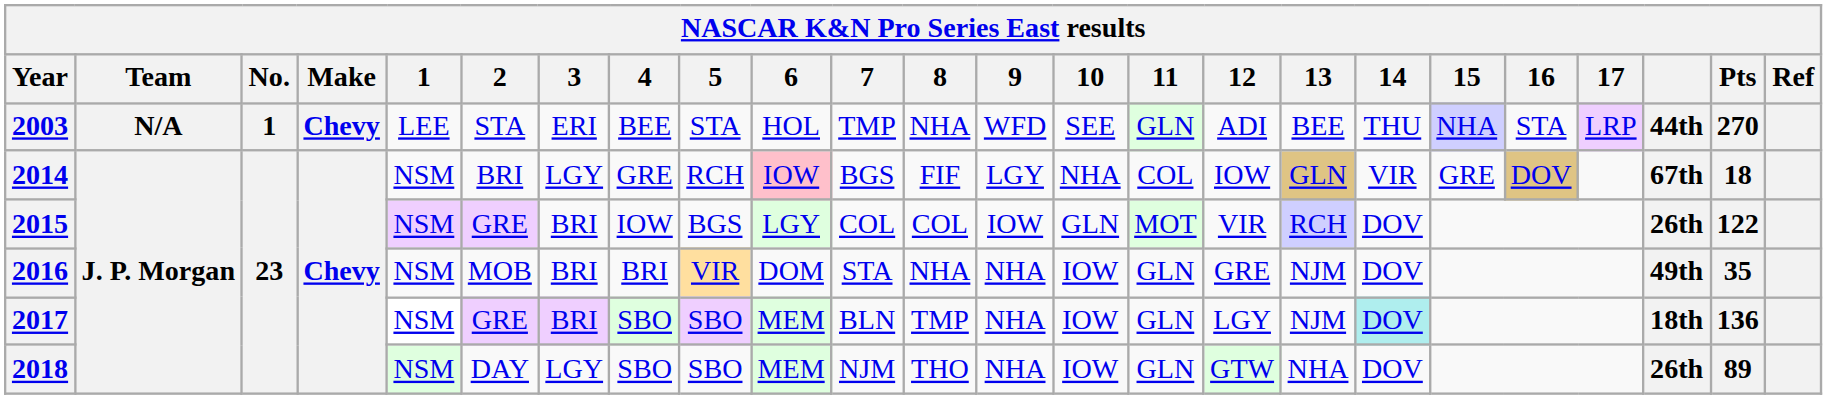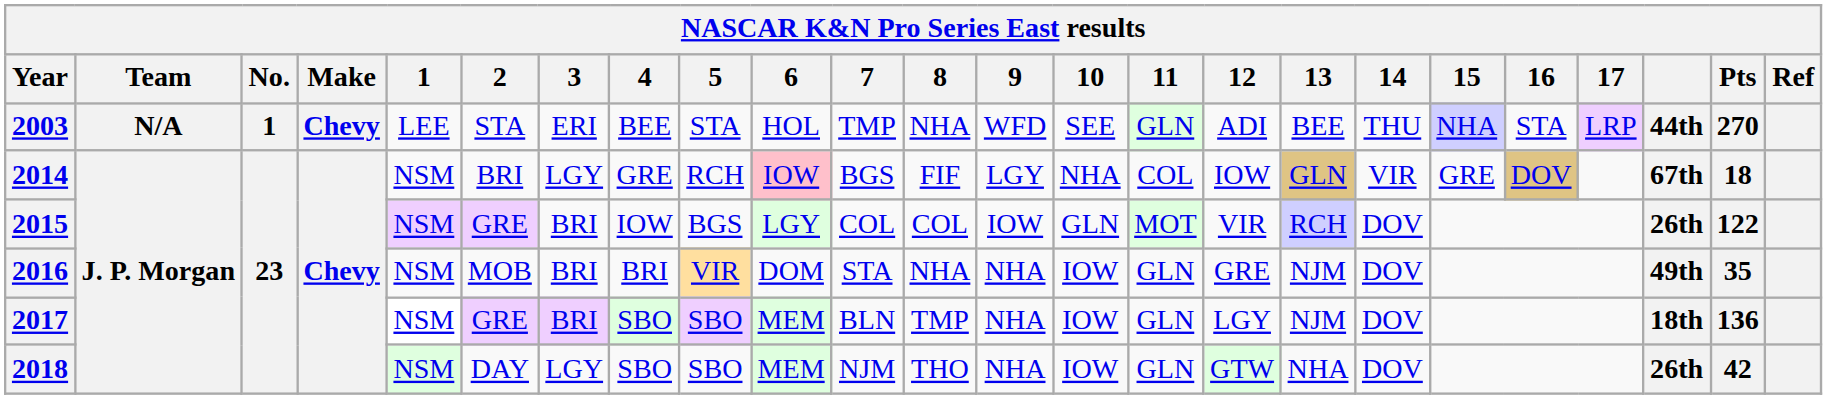(1392, 320) paleturquoise background -> (1392, 320) no background
(1738, 369) 89 -> (1738, 369) 42
